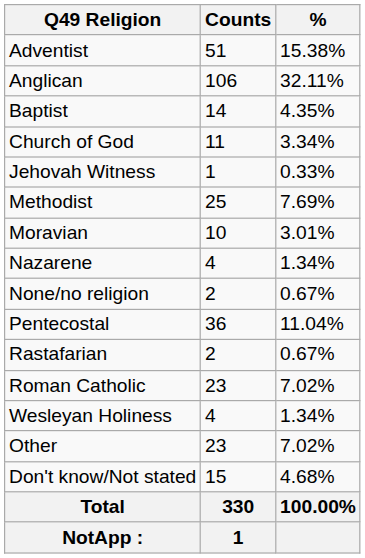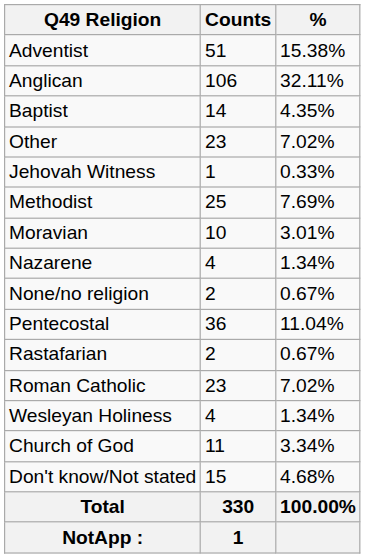rows swapped: (71, 141) <-> (33, 446)
